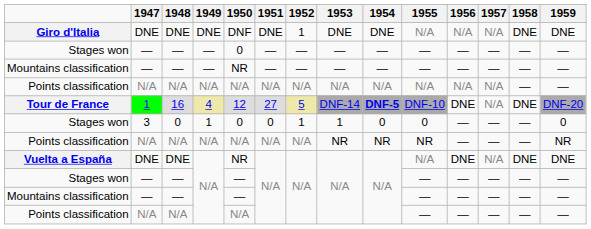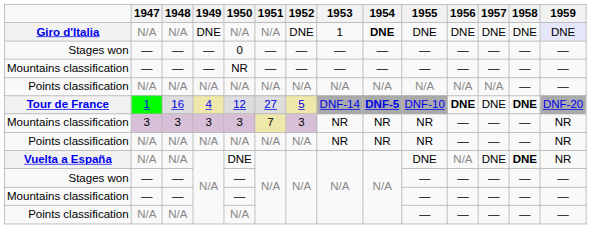(147, 31) DNE -> (147, 31) N/A
(178, 31) DNE -> (178, 31) N/A
(240, 31) DNF -> (240, 31) N/A
(271, 31) DNE -> (271, 31) N/A
(301, 31) 1 -> (301, 31) DNE
(340, 31) DNE -> (340, 31) 1
(382, 31) normal -> (382, 31) bold
(425, 31) N/A -> (425, 31) DNE
(463, 31) N/A -> (463, 31) DNE
(494, 31) N/A -> (494, 31) DNE
(563, 31) no background -> (563, 31) lavender background
(463, 104) normal -> (463, 104) bold
(494, 104) N/A -> (494, 104) DNE
(525, 104) normal -> (525, 104) bold
- row: (99, 123)
+ row: (68, 123)
(147, 159) DNE -> (147, 159) N/A
(178, 159) DNE -> (178, 159) N/A
(240, 159) NR -> (240, 159) DNE
(425, 159) N/A -> (425, 159) DNE
(463, 159) DNE -> (463, 159) N/A
(494, 159) N/A -> (494, 159) DNE
(525, 159) normal -> (525, 159) bold
(563, 159) DNE -> (563, 159) NR
